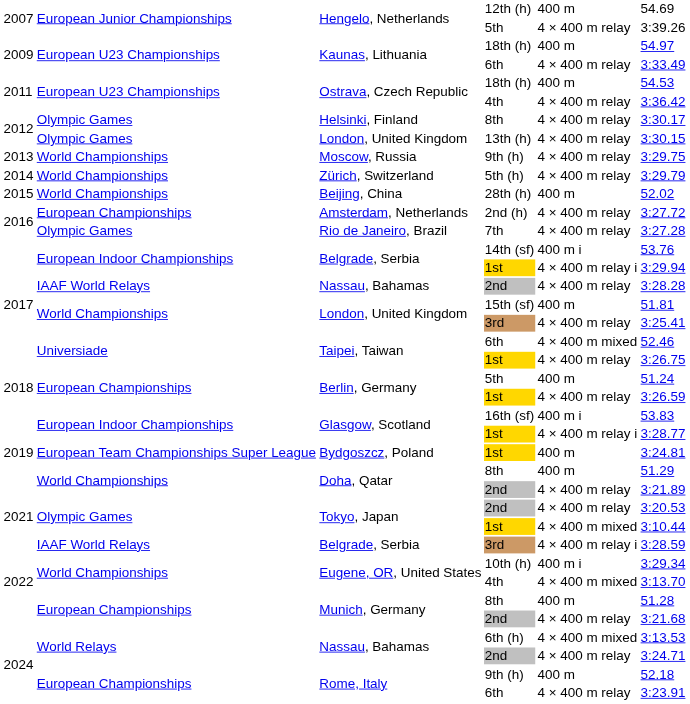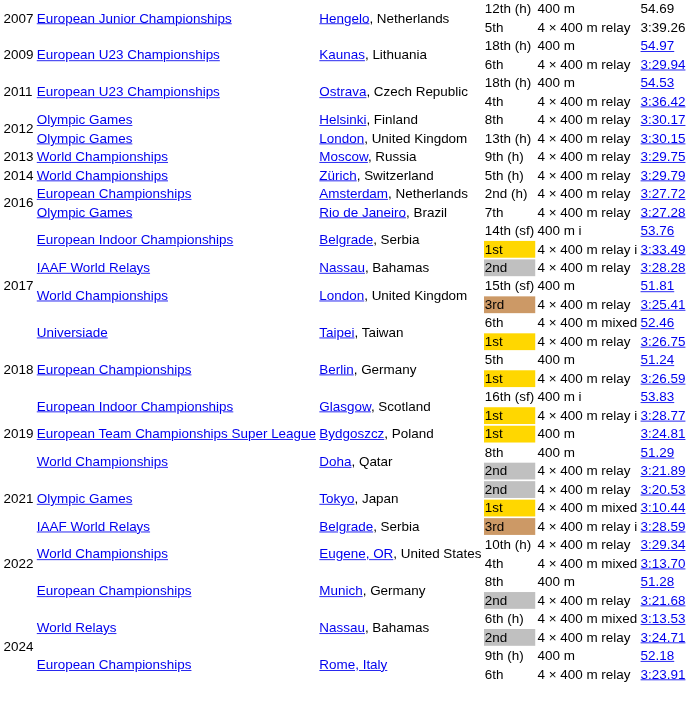(663, 64) 3:33.49 -> (663, 64) 3:29.94
- row: (361, 193)
(663, 267) 3:29.94 -> (663, 249) 3:33.49
(560, 563) 400 m i -> (584, 545) 4 × 400 m relay
